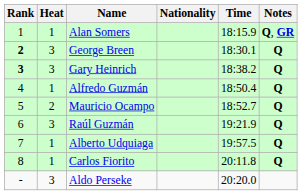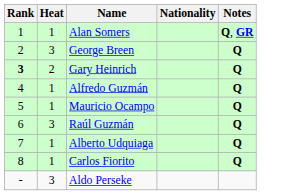- column: (239, 13)
(21, 50) bold -> (21, 50) normal
(52, 69) 3 -> (52, 69) 2
(52, 106) 2 -> (52, 106) 1
